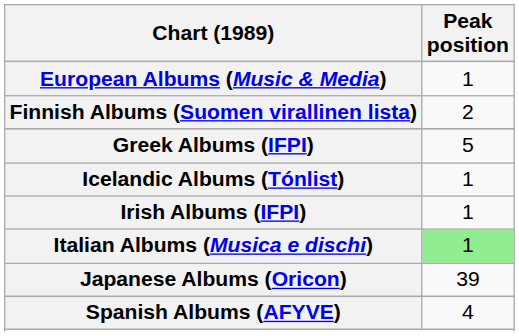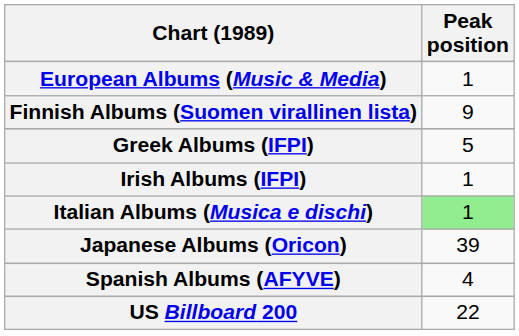(468, 111) 2 -> (468, 111) 9
- row: (213, 178)
+ row: (213, 312)
